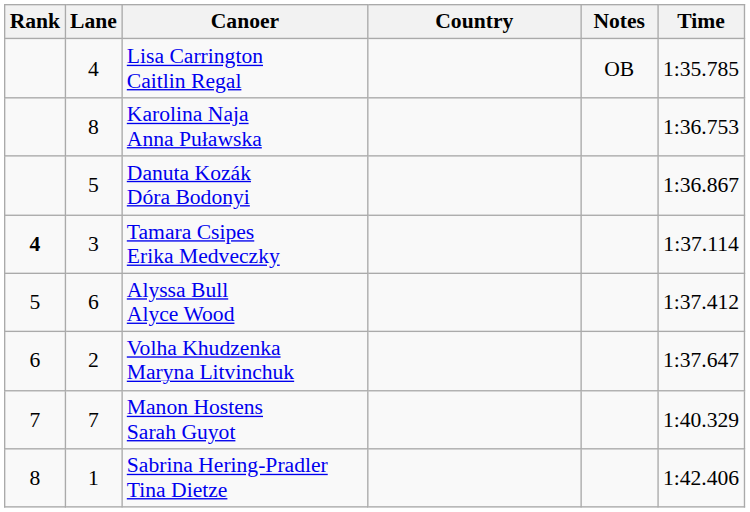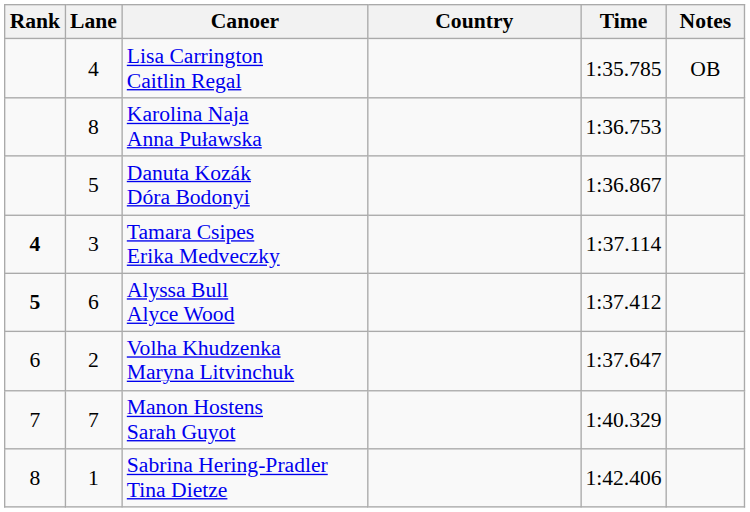columns swapped: (701, 21) <-> (619, 21)
(35, 302) normal -> (35, 302) bold
